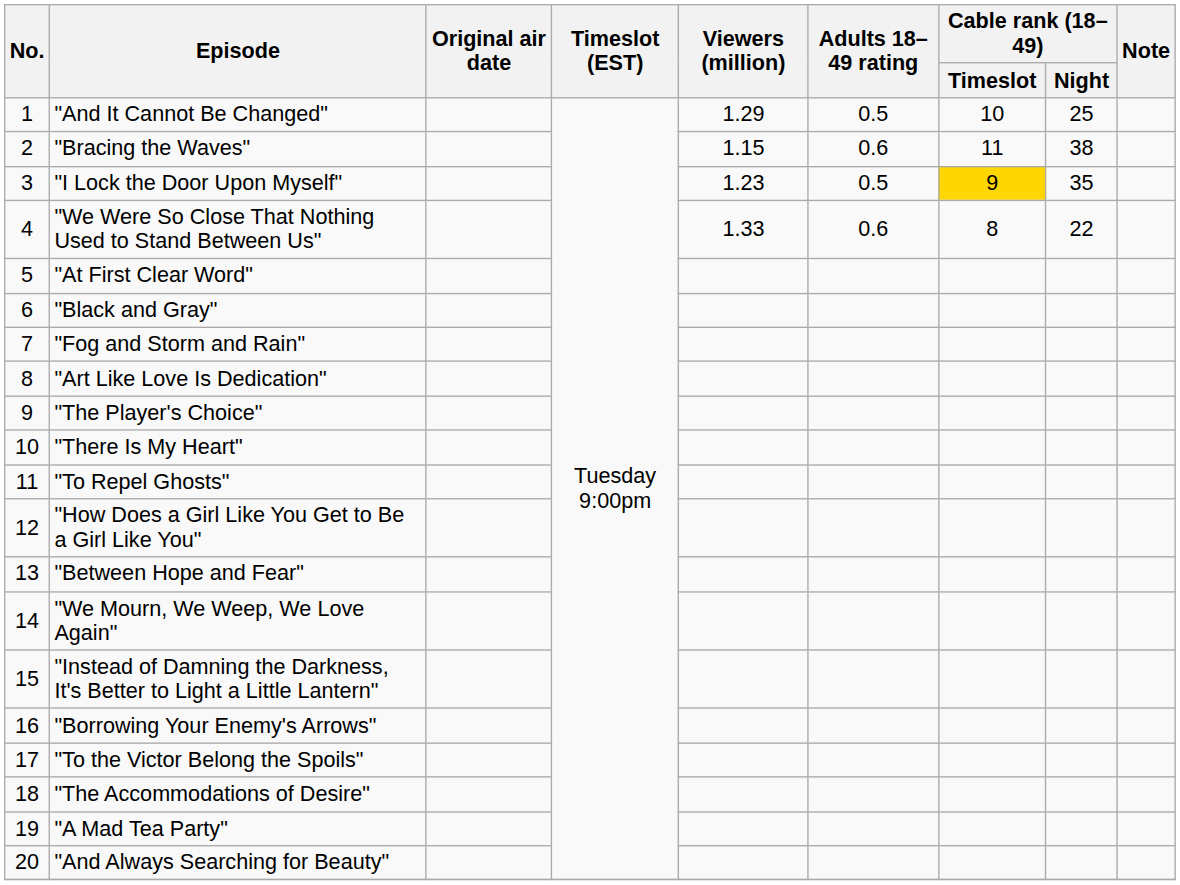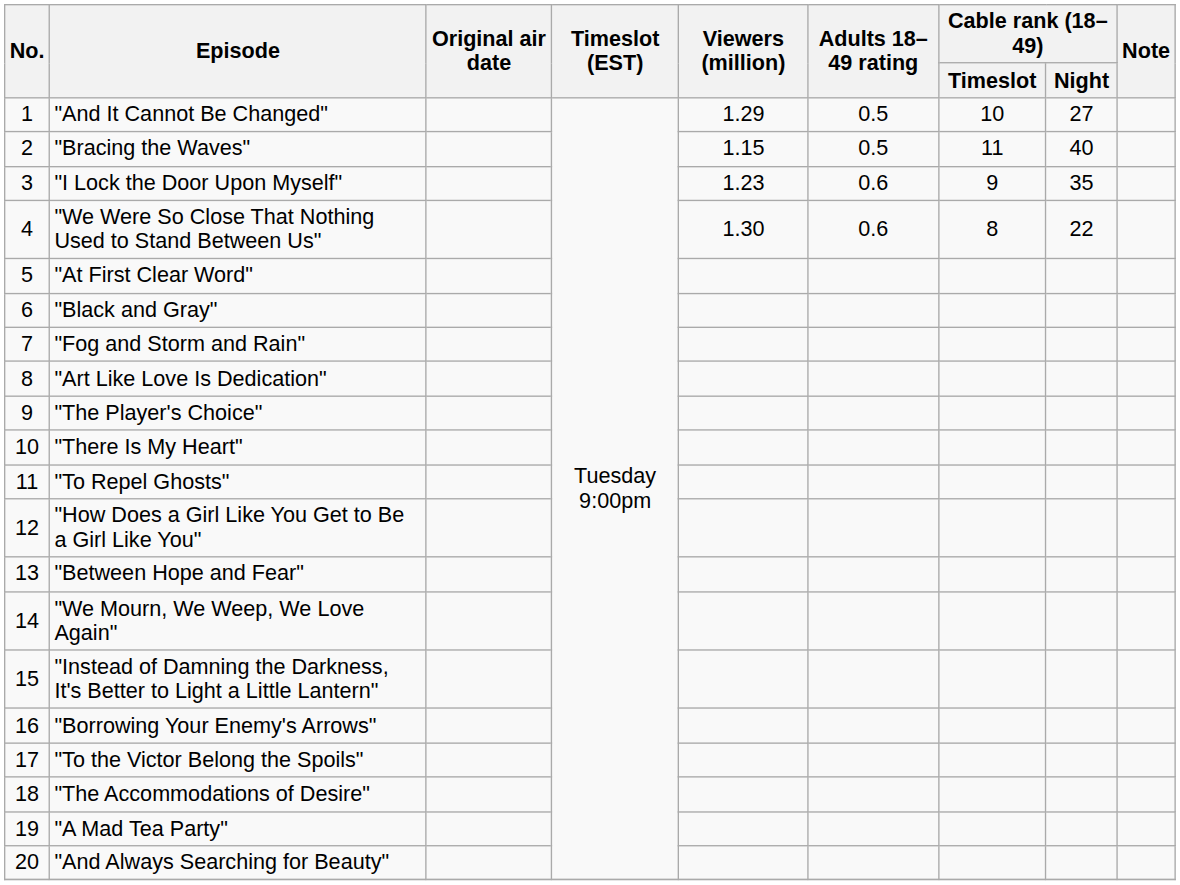(1082, 114) 25 -> (1082, 114) 27
(873, 148) 0.6 -> (873, 148) 0.5
(1082, 148) 38 -> (1082, 148) 40
(873, 182) 0.5 -> (873, 182) 0.6
(992, 182) gold background -> (992, 182) no background
(743, 229) 1.33 -> (743, 229) 1.30
